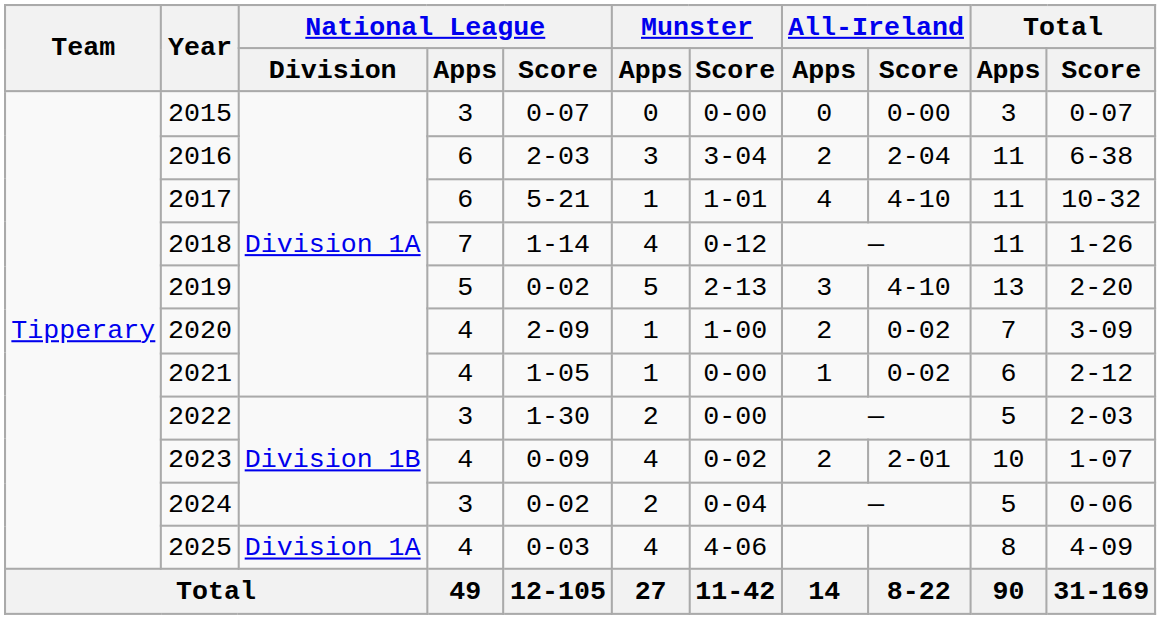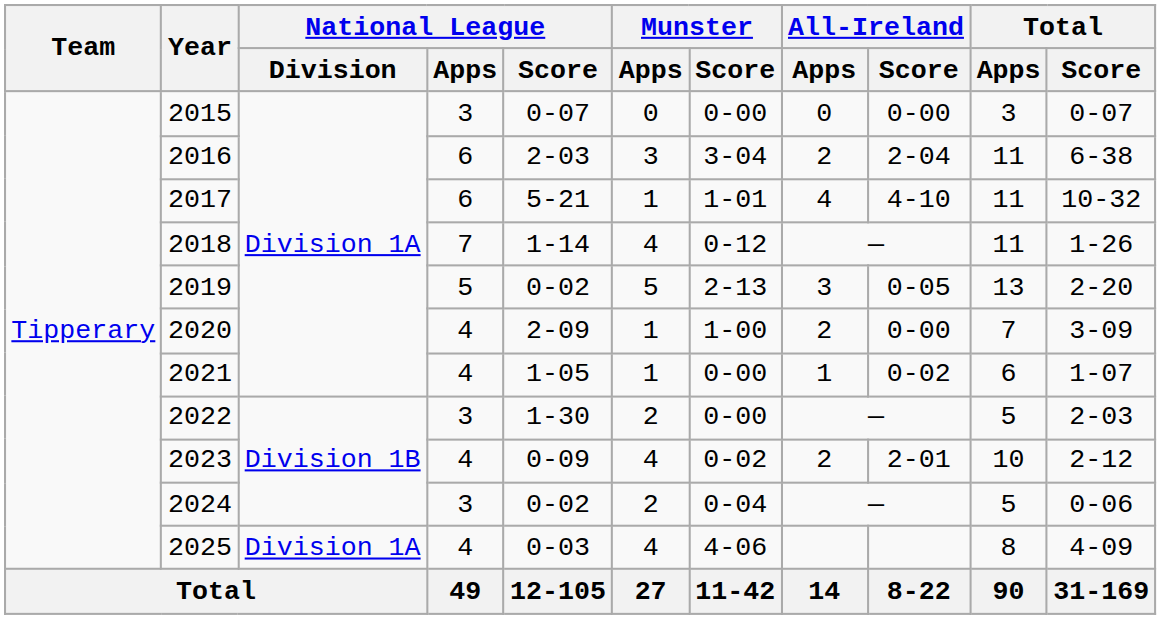(919, 287) 4-10 -> (919, 287) 0-05
(919, 331) 0-02 -> (919, 331) 0-00
(1101, 374) 2-12 -> (1101, 374) 1-07
(1101, 461) 1-07 -> (1101, 461) 2-12
